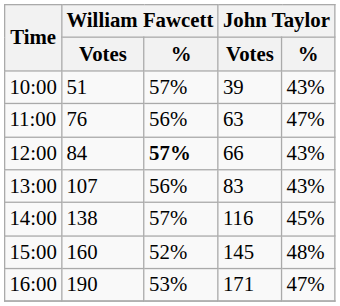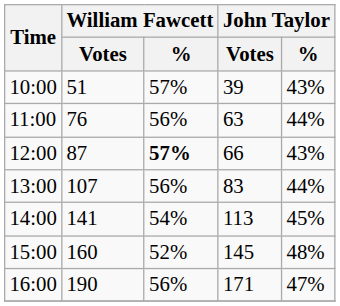(306, 119) 47% -> (306, 119) 44%
(77, 152) 84 -> (77, 152) 87
(306, 185) 43% -> (306, 185) 44%
(82, 218) 138 -> (82, 218) 141
(168, 218) 57% -> (168, 218) 54%
(238, 218) 116 -> (238, 218) 113
(168, 284) 53% -> (168, 284) 56%
